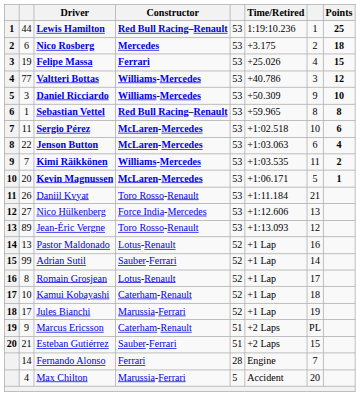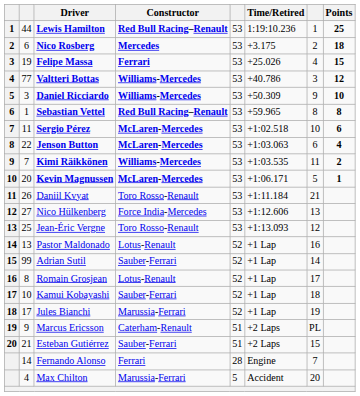(27, 228) 89 -> (27, 228) 25
(155, 294) Caterham-Renault -> (147, 294) Sauber-Ferrari
